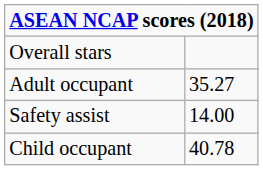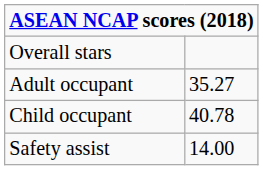rows swapped: (71, 148) <-> (59, 116)
